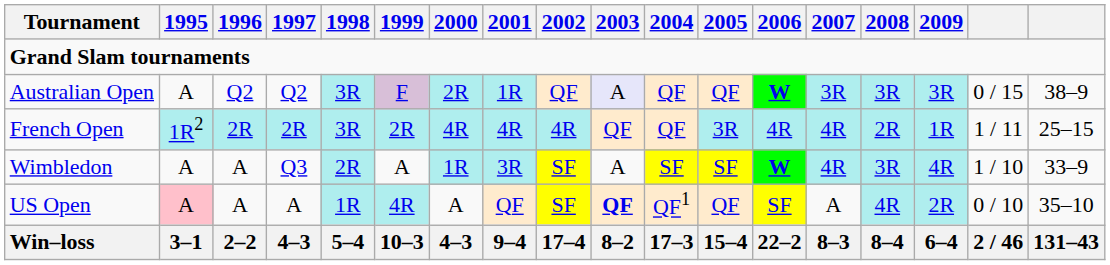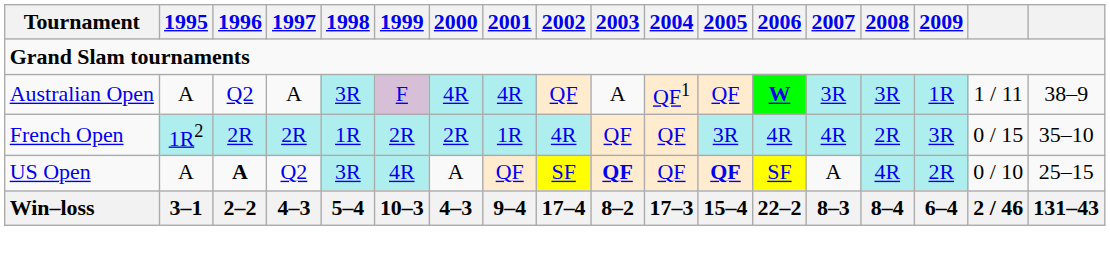(294, 91) Q2 -> (294, 94) A
(456, 91) 2R -> (456, 94) 4R
(510, 91) 1R -> (510, 94) 4R
(618, 91) lavender background -> (618, 94) no background
(672, 91) QF -> (672, 94) QF1
(941, 91) 3R -> (941, 94) 1R
(998, 91) 0 / 15 -> (998, 94) 1 / 11
(348, 129) 3R -> (348, 135) 1R
(456, 129) 4R -> (456, 135) 2R
(510, 129) 4R -> (510, 135) 1R
(941, 129) 1R -> (941, 135) 3R
(998, 129) 1 / 11 -> (998, 135) 0 / 15
(1066, 129) 25–15 -> (1066, 135) 35–10
- row: (61, 166)
(186, 204) pink background -> (186, 172) no background
(240, 204) normal -> (240, 172) bold
(294, 204) A -> (294, 172) Q2
(348, 204) 1R -> (348, 172) 3R
(672, 204) QF1 -> (672, 172) QF
(725, 204) normal -> (725, 172) bold
(1066, 204) 35–10 -> (1066, 172) 25–15
